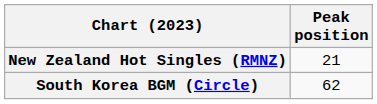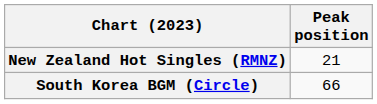(331, 85) 62 -> (331, 85) 66
